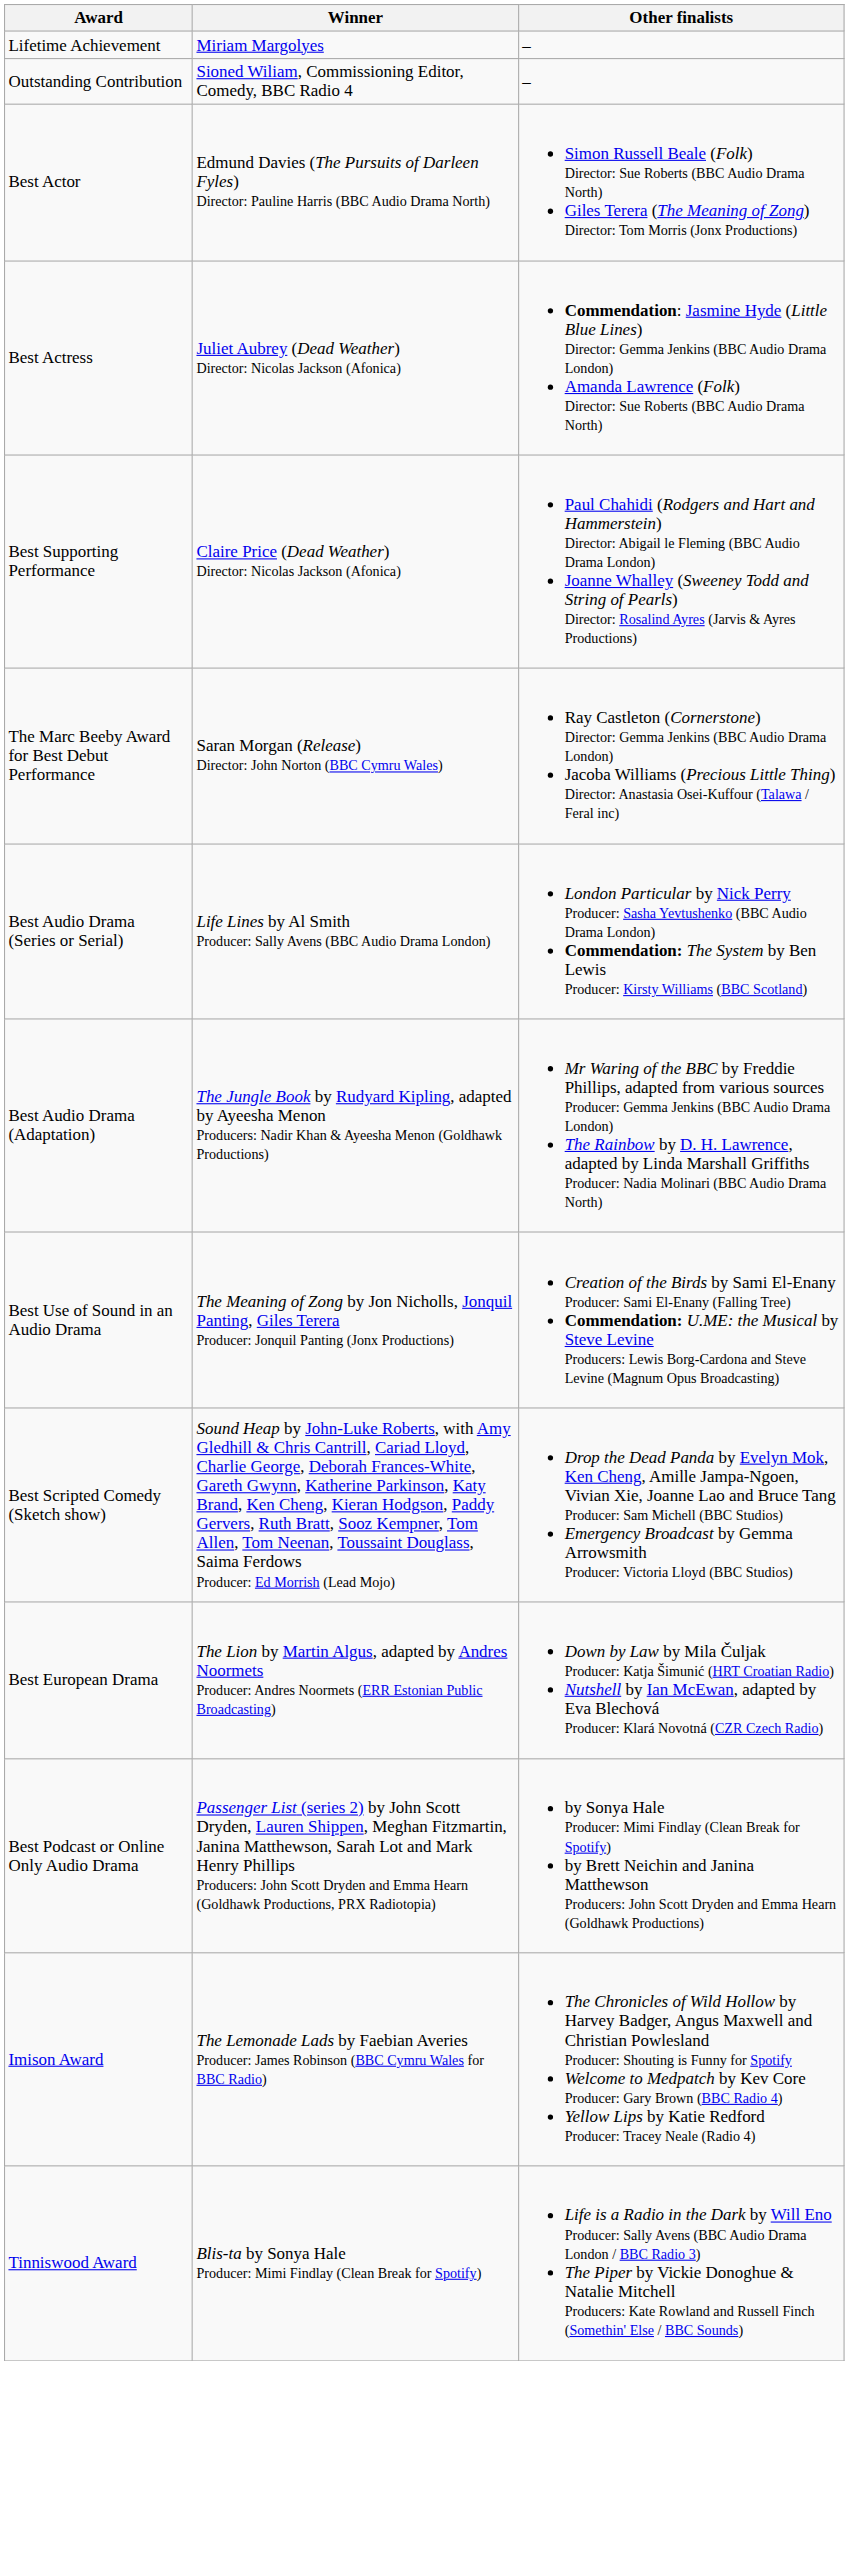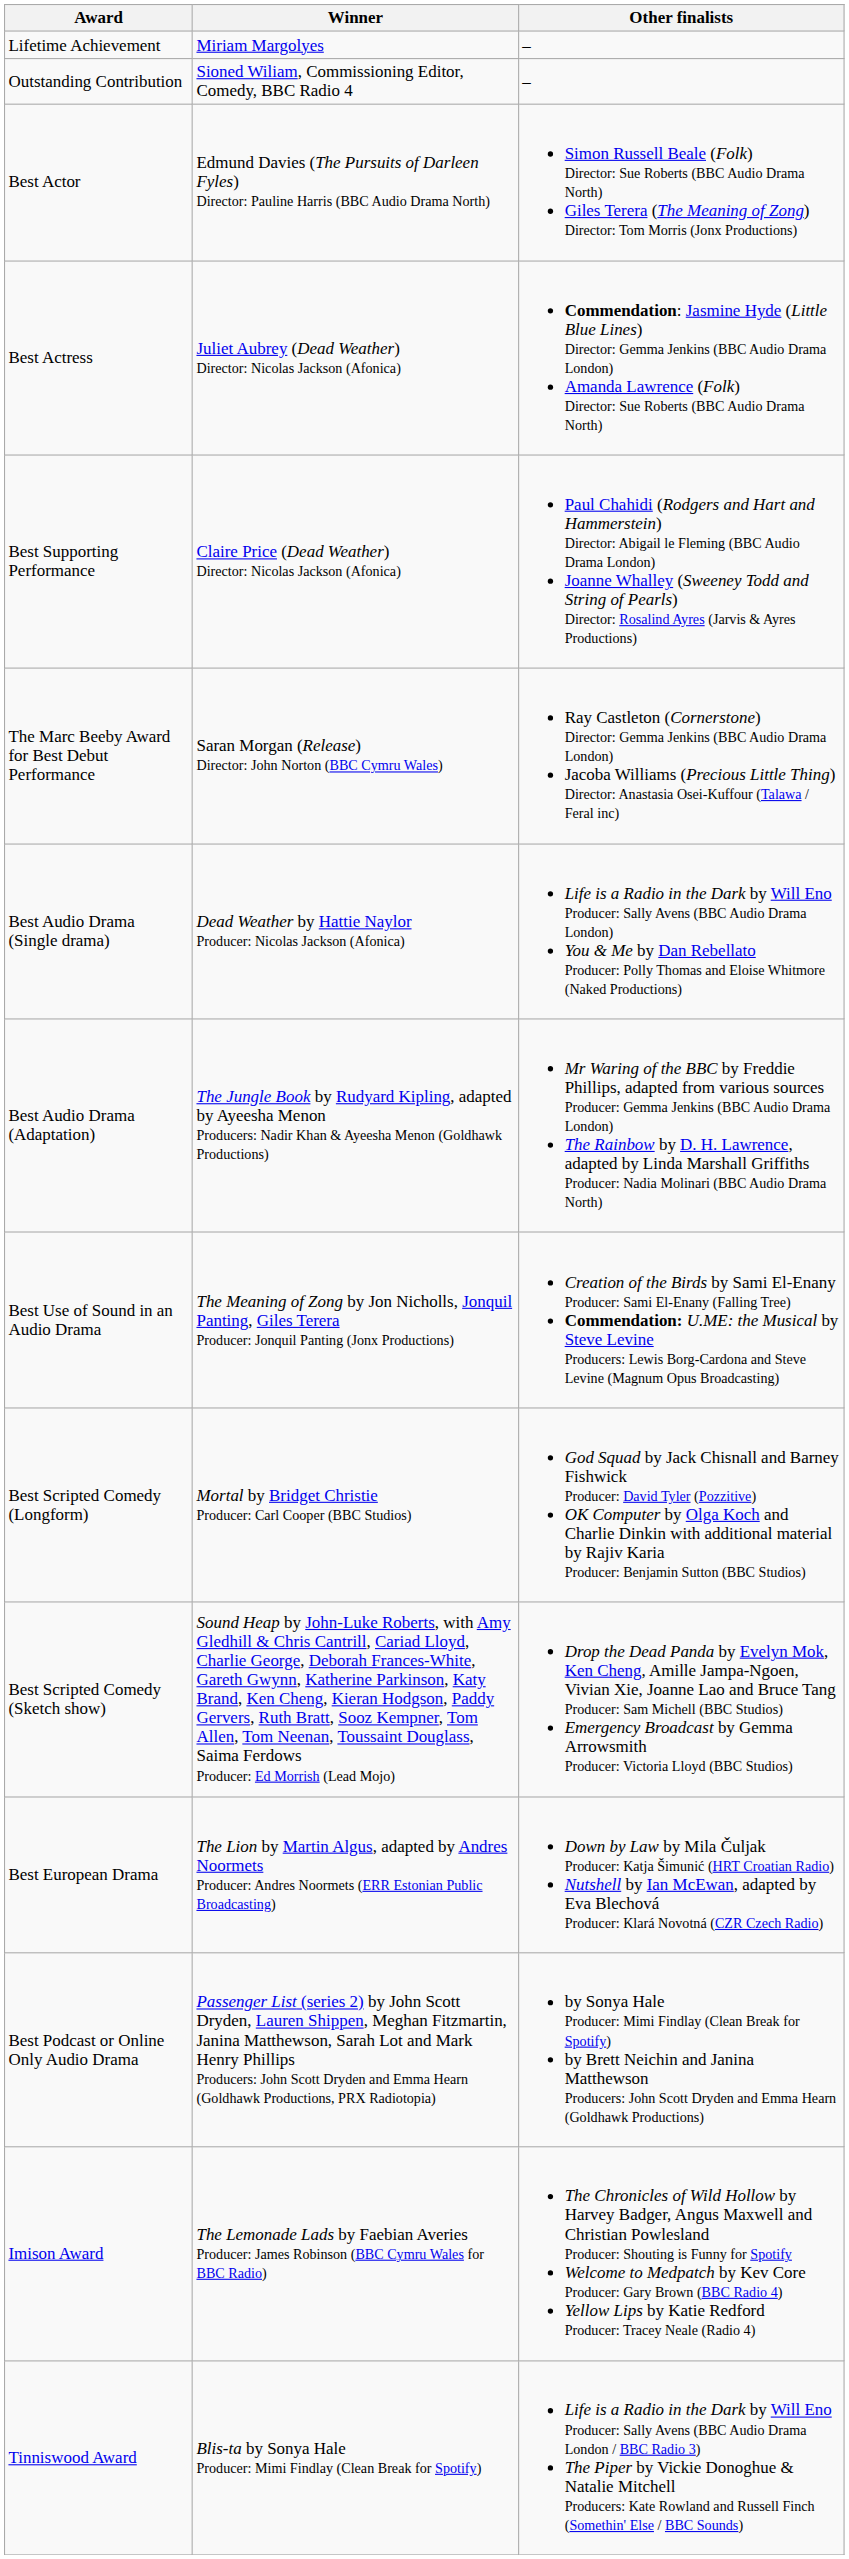+ row: (72, 931)
- row: (72, 931)
+ row: (85, 1504)
